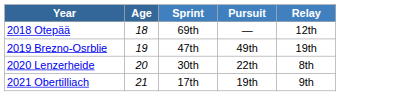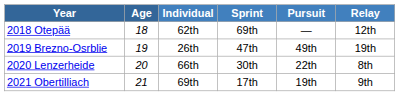+ column: (188, 13)
